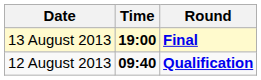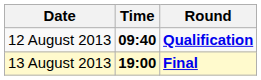rows swapped: (60, 63) <-> (60, 39)
